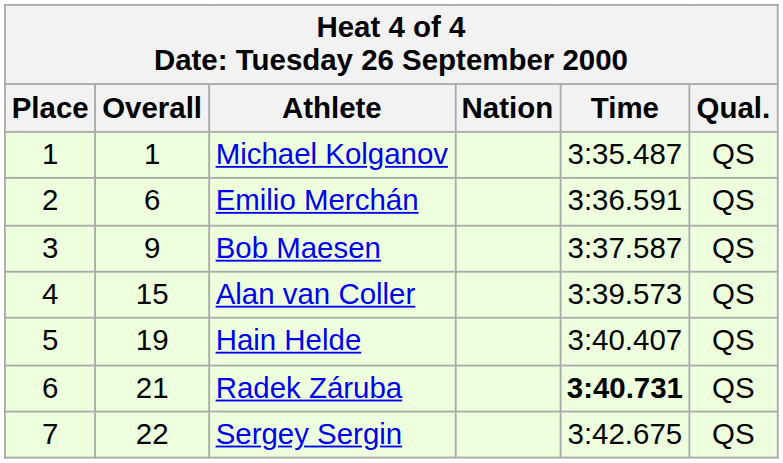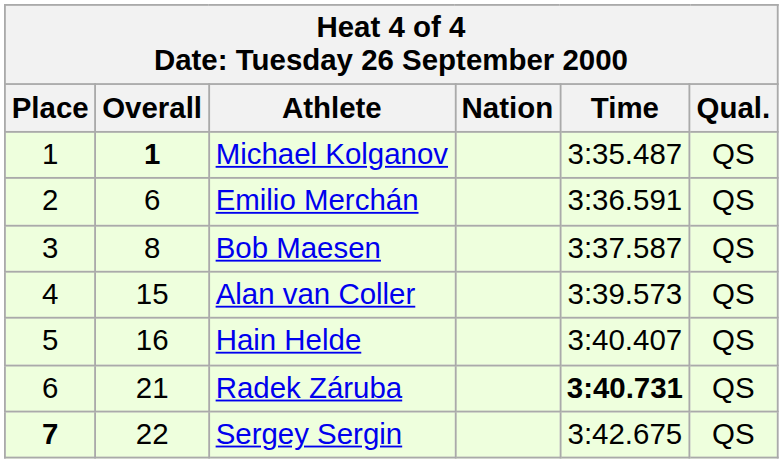(152, 154) normal -> (152, 154) bold
(152, 247) 9 -> (152, 247) 8
(152, 341) 19 -> (152, 341) 16
(50, 434) normal -> (50, 434) bold
